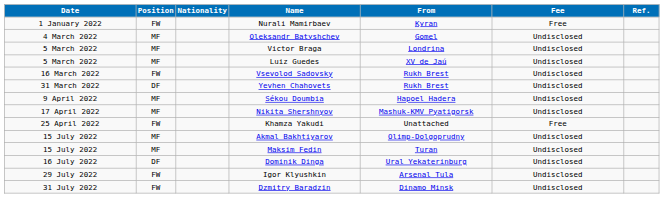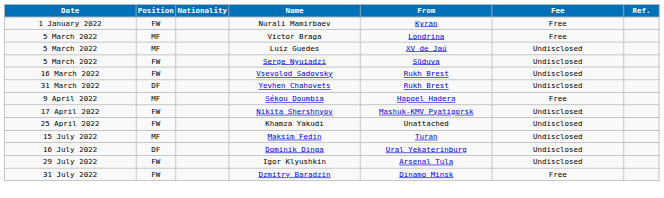- row: (295, 35)
(558, 48) Undisclosed -> (558, 35) Free
+ row: (295, 61)
(558, 98) Undisclosed -> (558, 98) Free
(156, 111) MF -> (156, 111) FW
(558, 124) Free -> (558, 124) Undisclosed
- row: (295, 136)
(558, 186) Undisclosed -> (558, 174) Free
